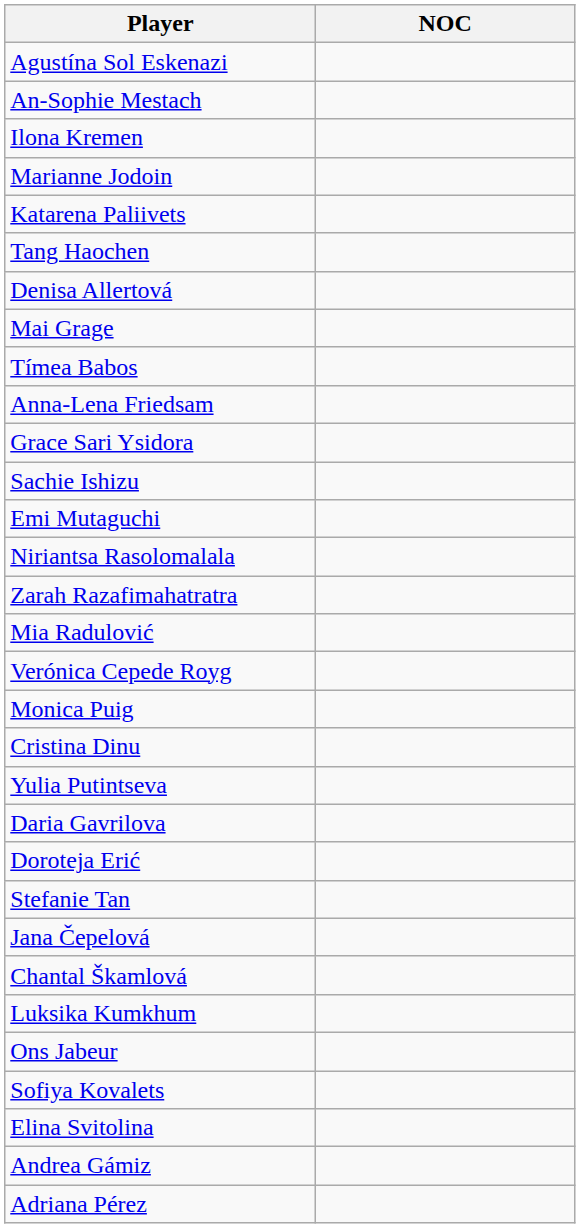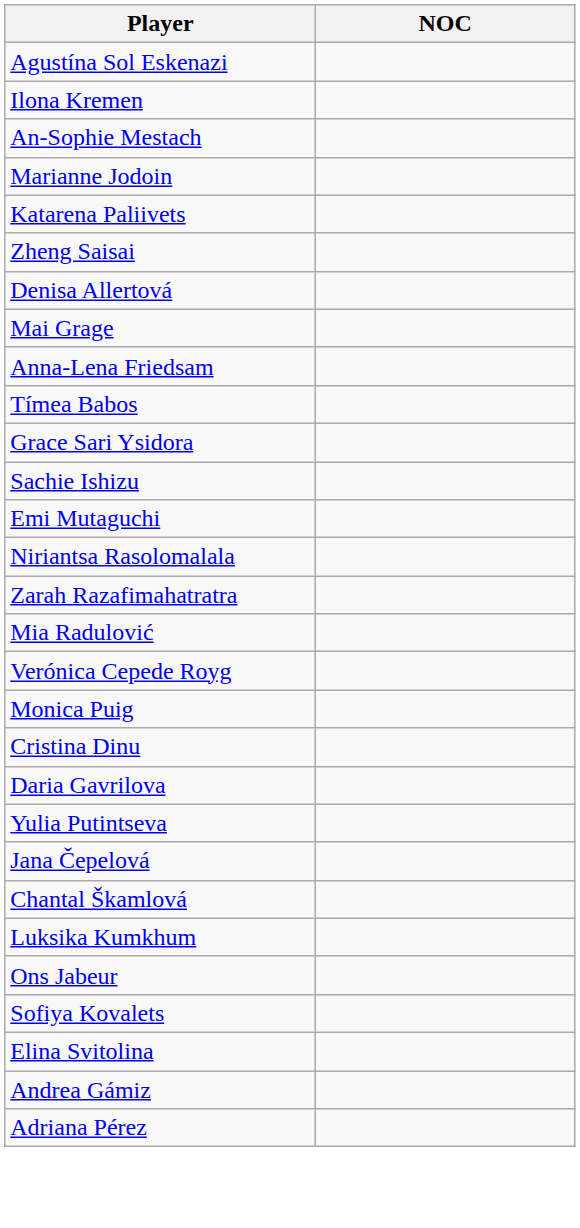rows swapped: (106, 99) <-> (77, 137)
- row: (80, 251)
+ row: (73, 251)
rows swapped: (112, 404) <-> (74, 366)
rows swapped: (88, 822) <-> (89, 784)
- row: (75, 860)
- row: (70, 898)
